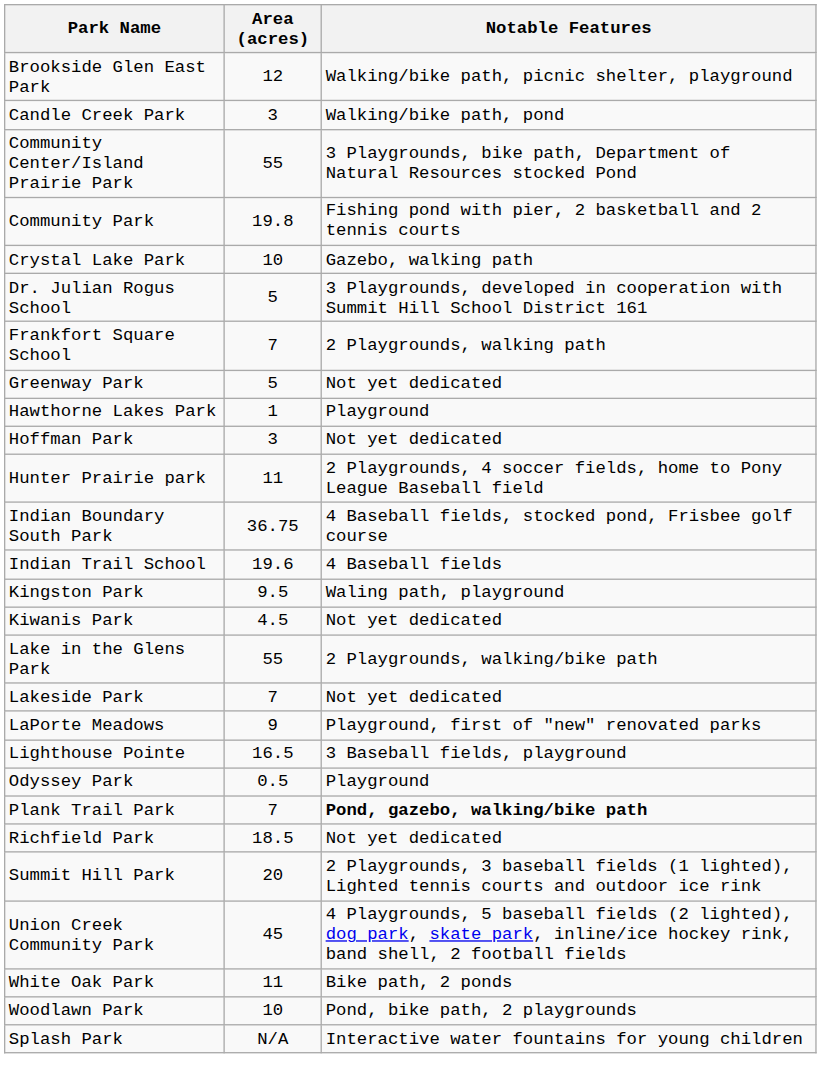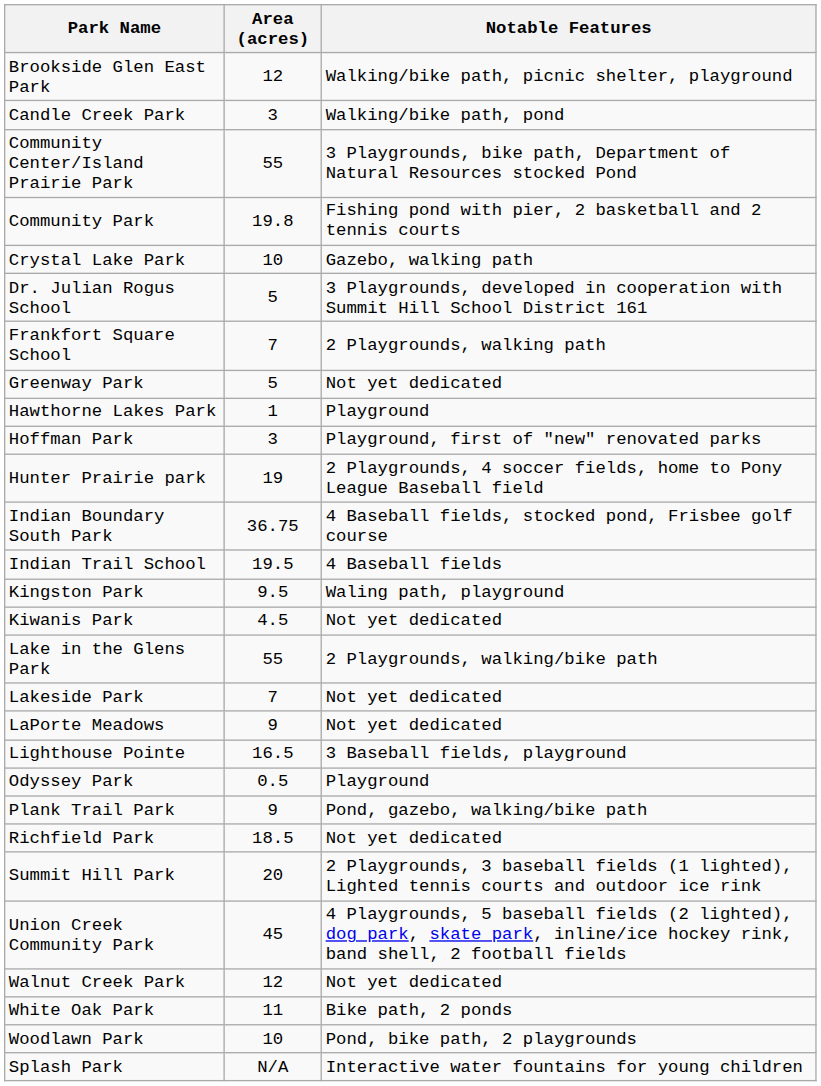(414, 440) Not yet dedicated -> (544, 440) Playground, first of "new" renovated parks
(273, 478) 11 -> (273, 478) 19
(273, 565) 19.6 -> (273, 565) 19.5
(544, 725) Playground, first of "new" renovated parks -> (414, 725) Not yet dedicated
(273, 810) 7 -> (273, 810) 9
(486, 810) bold -> (486, 810) normal
+ row: (97, 983)
